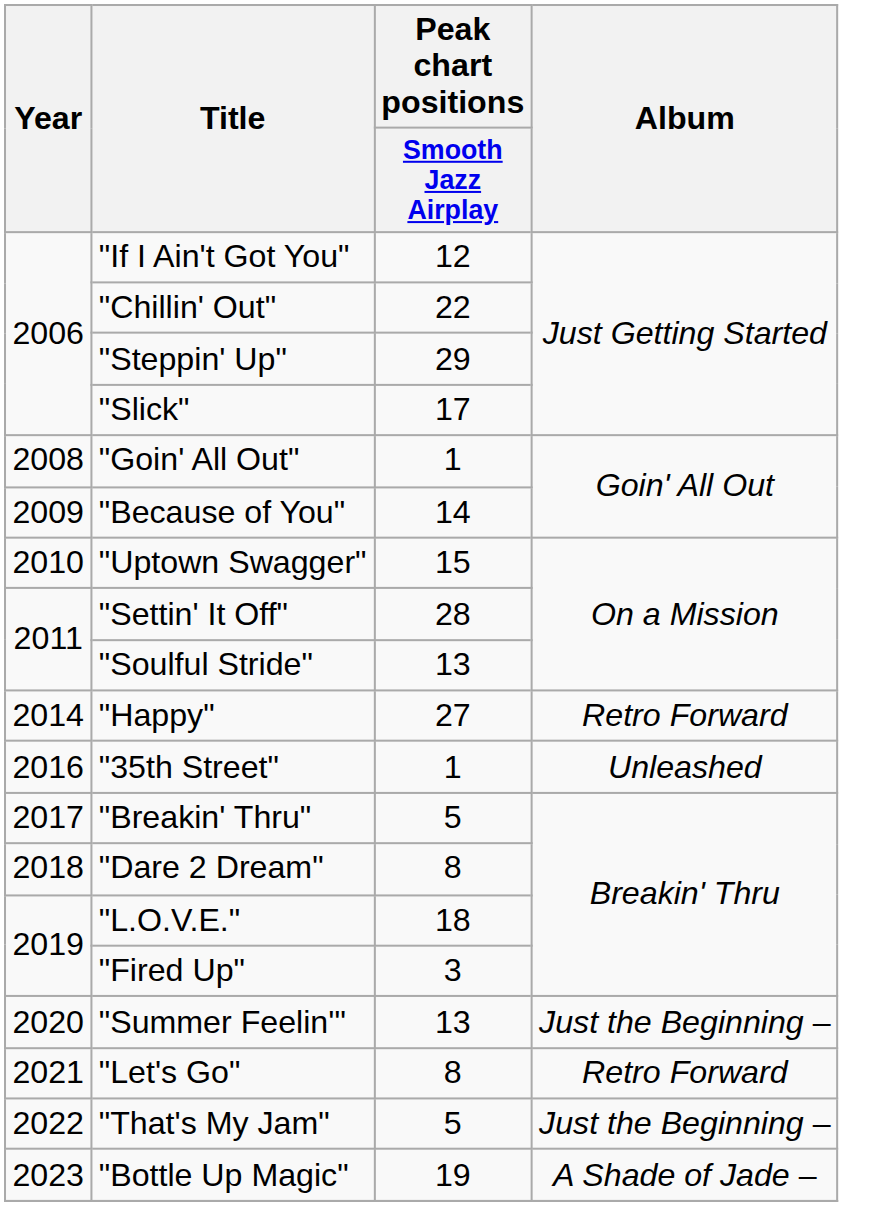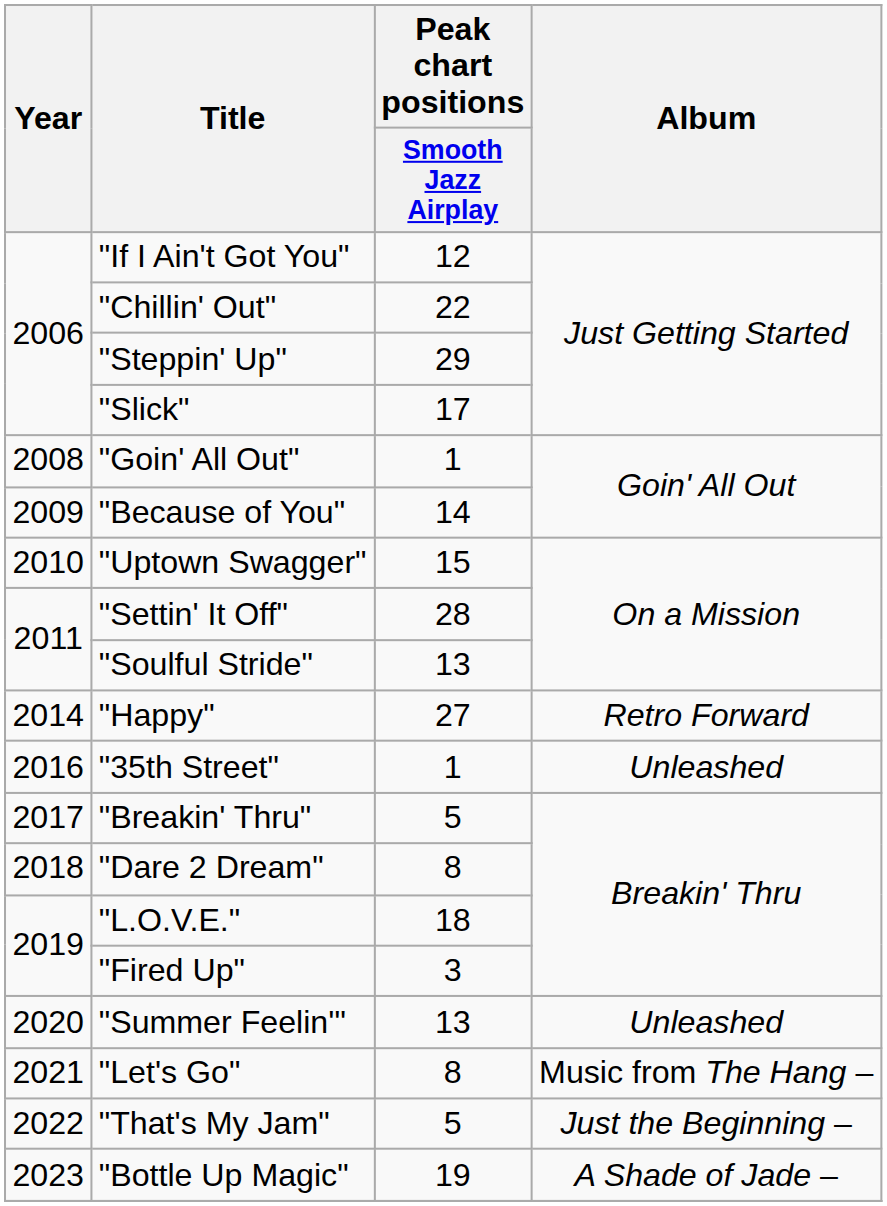(685, 1021) Just the Beginning – -> (706, 1021) Unleashed
(685, 1072) Retro Forward -> (706, 1072) Music from The Hang –
